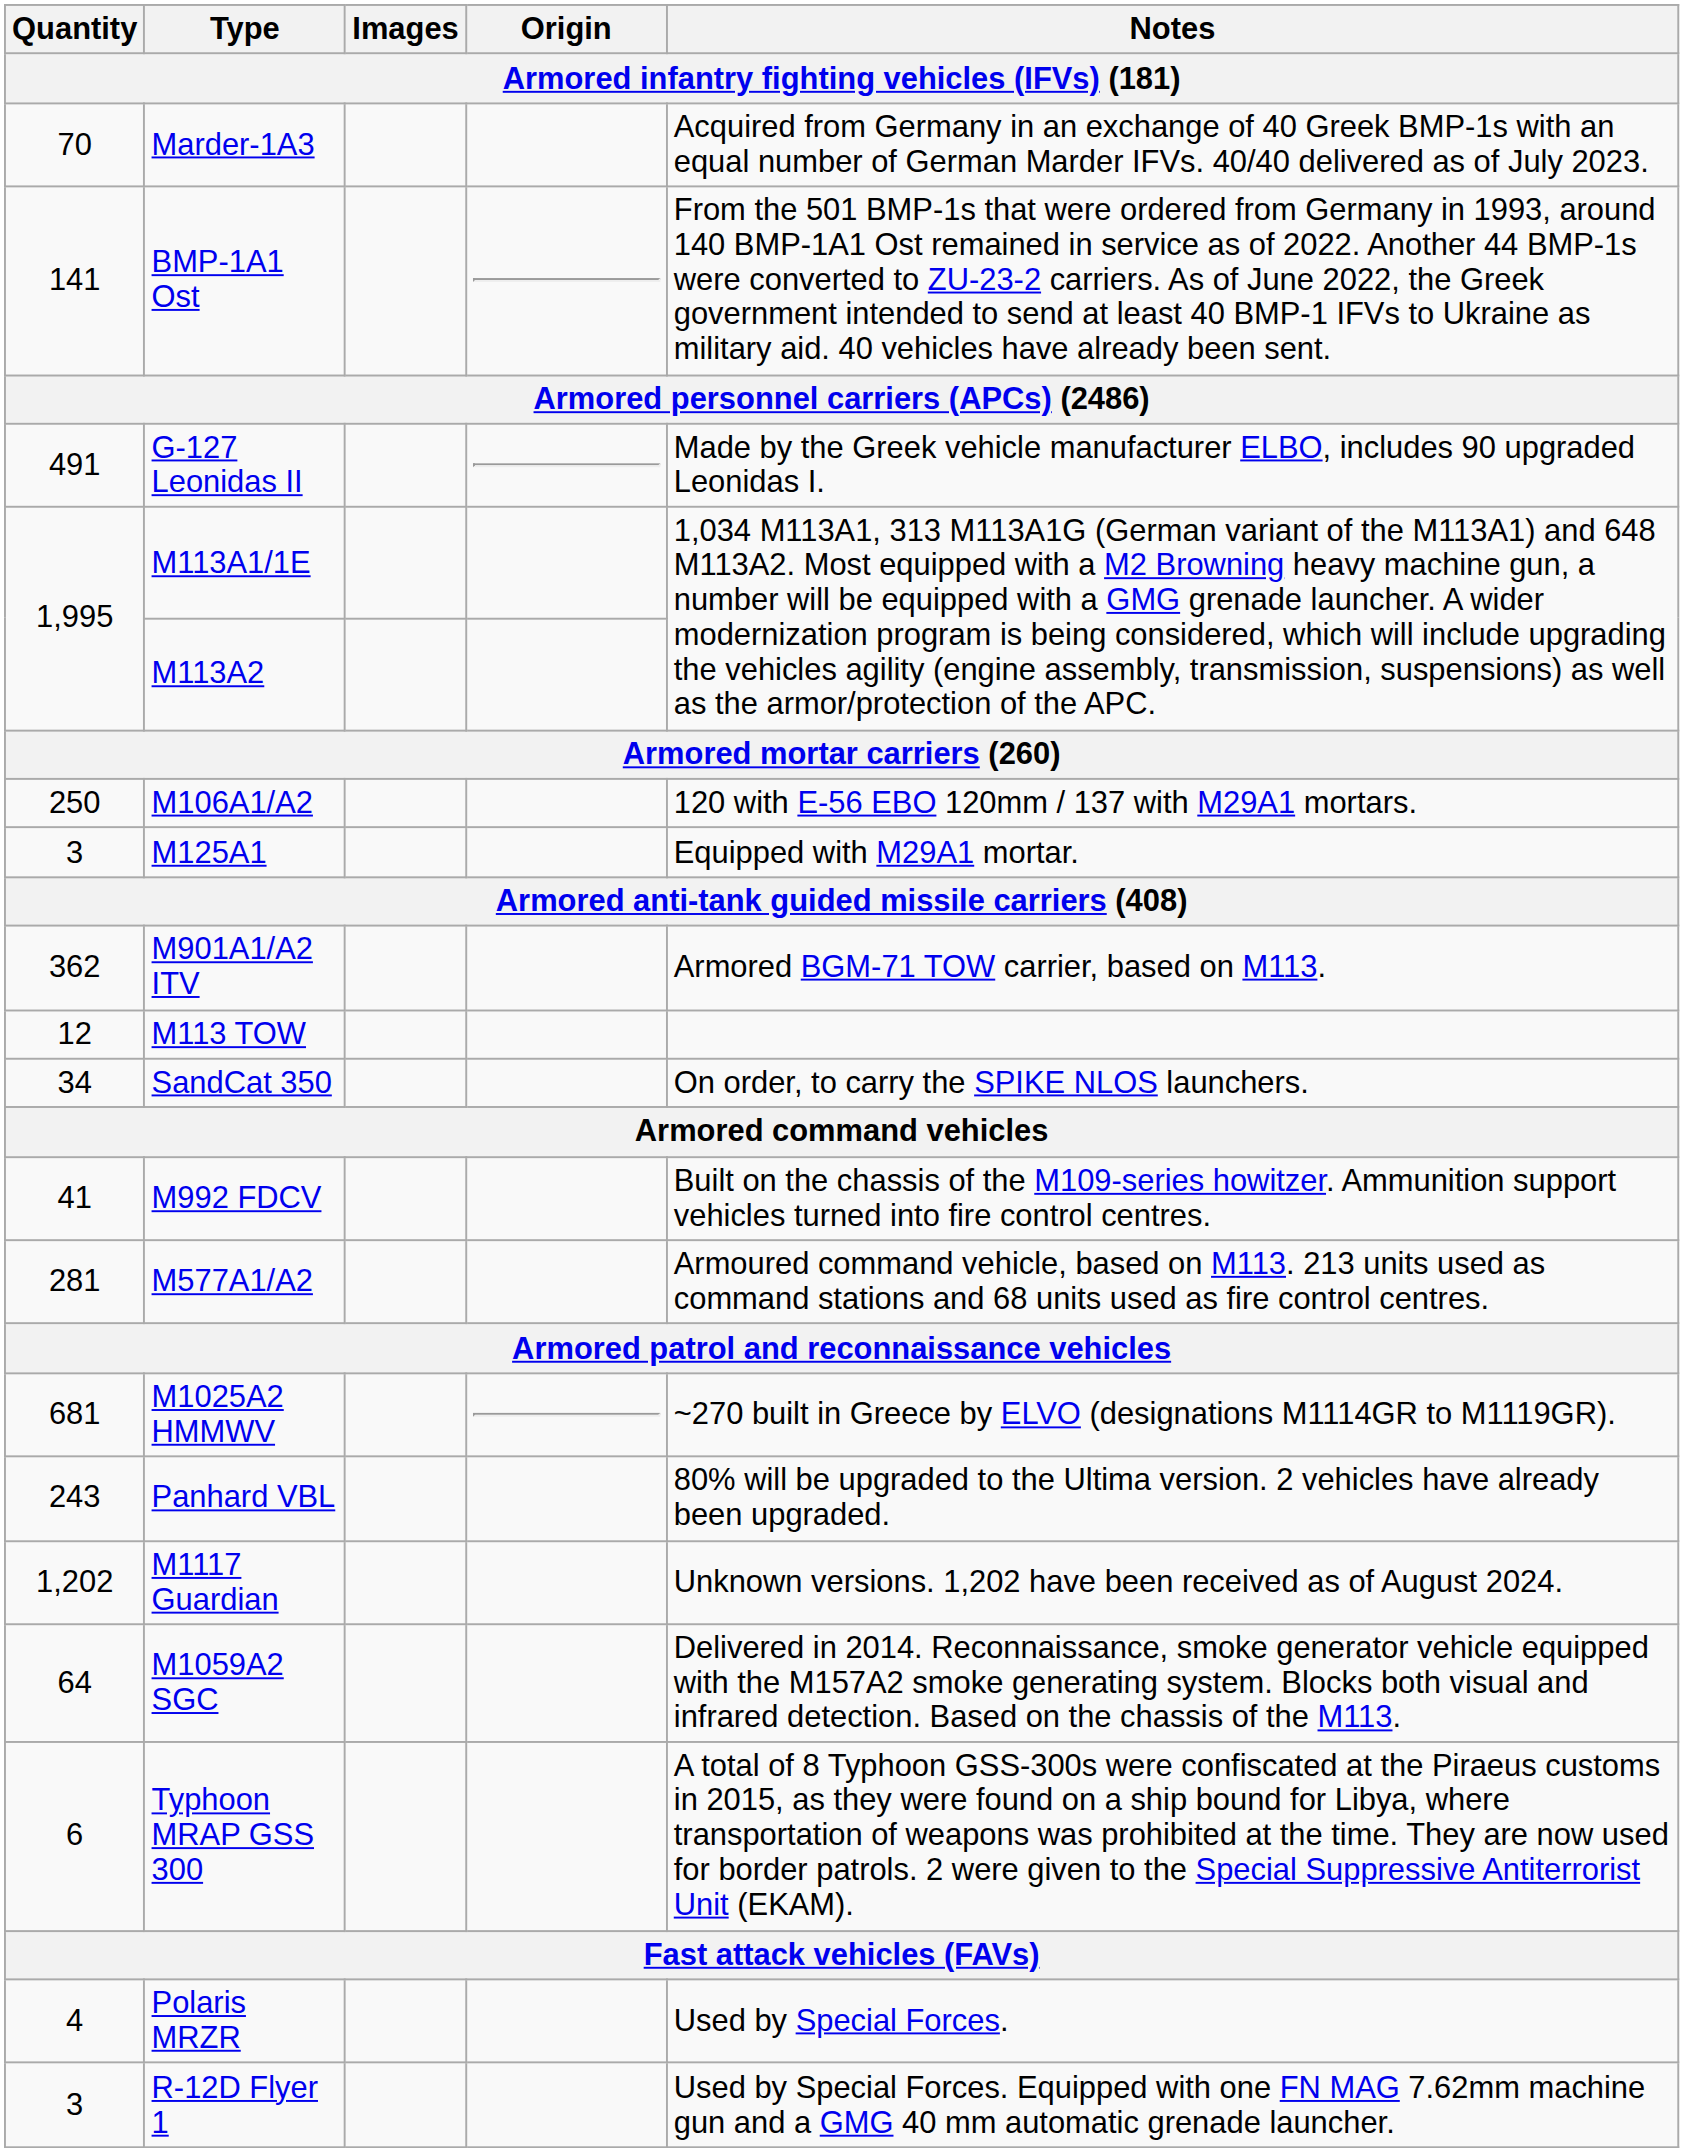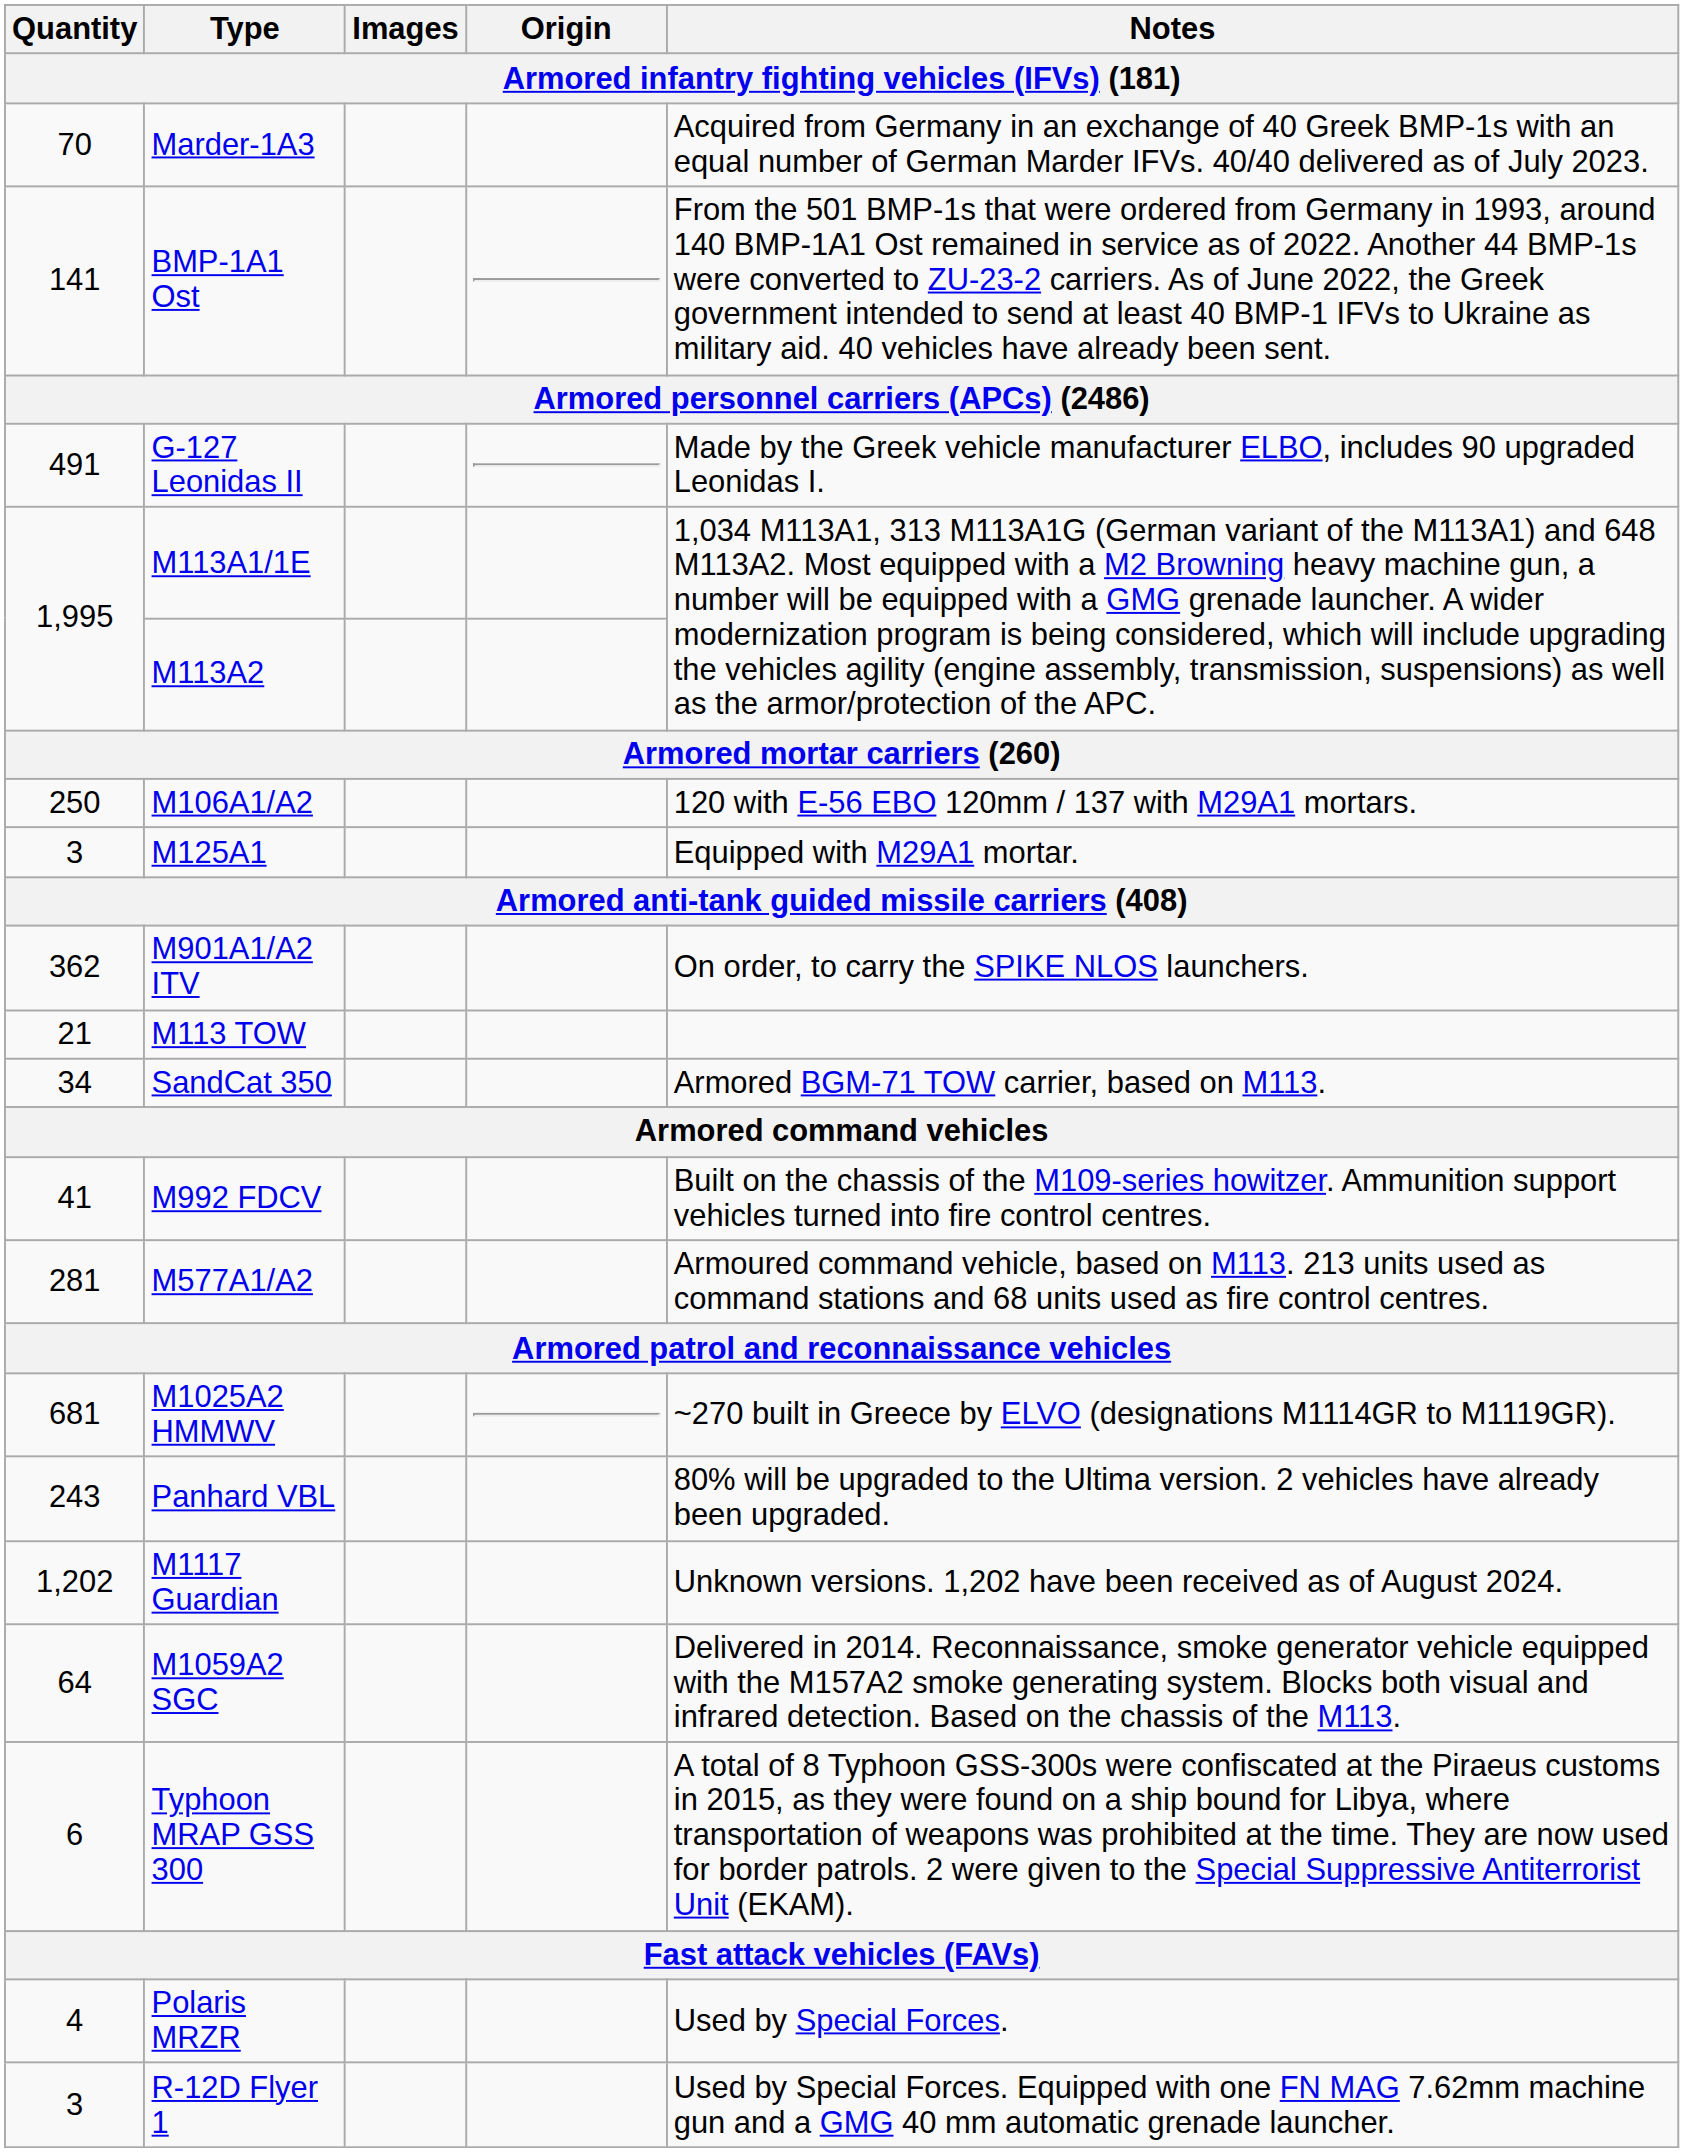(1000, 967) Armored BGM-71 TOW carrier, based on M113. -> (991, 967) On order, to carry the SPIKE NLOS launchers.
(75, 1033) 12 -> (75, 1033) 21
(991, 1082) On order, to carry the SPIKE NLOS launchers. -> (1000, 1082) Armored BGM-71 TOW carrier, based on M113.
